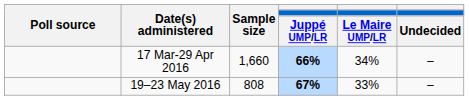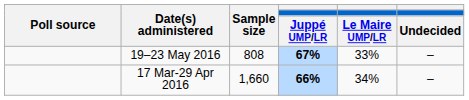rows swapped: (175, 61) <-> (175, 85)
